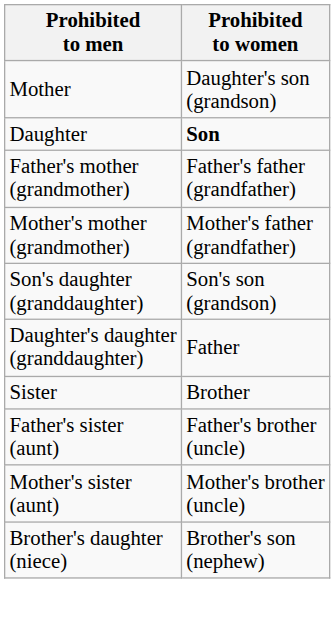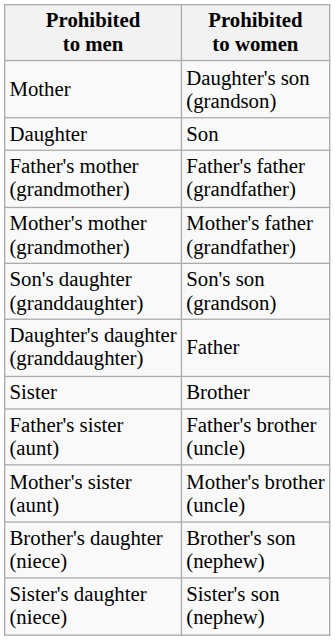(203, 133) bold -> (202, 133) normal
+ row: (78, 606)
